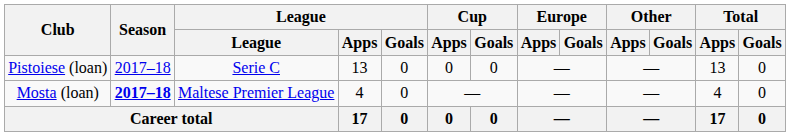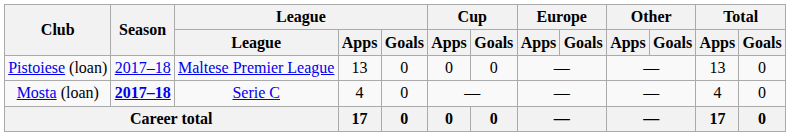(256, 67) Serie C -> (256, 67) Maltese Premier League
(256, 93) Maltese Premier League -> (256, 93) Serie C
